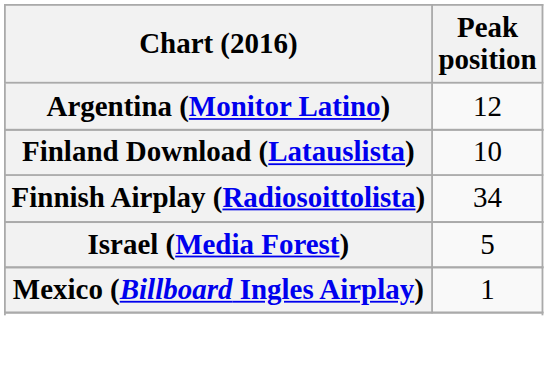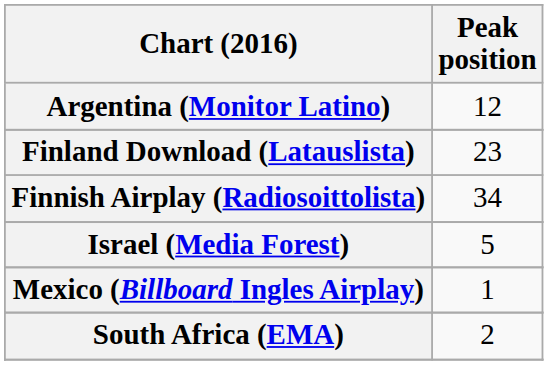(488, 151) 10 -> (488, 151) 23
+ row: (218, 335)
